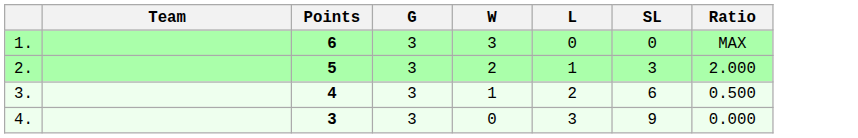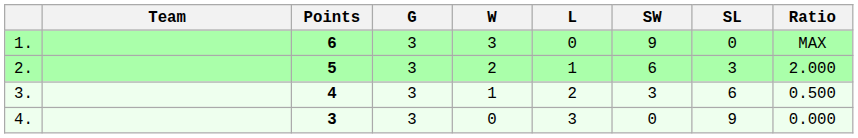+ column: (652, 17)
